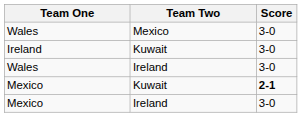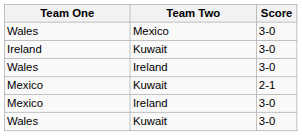(267, 85) bold -> (267, 85) normal
+ row: (23, 121)
